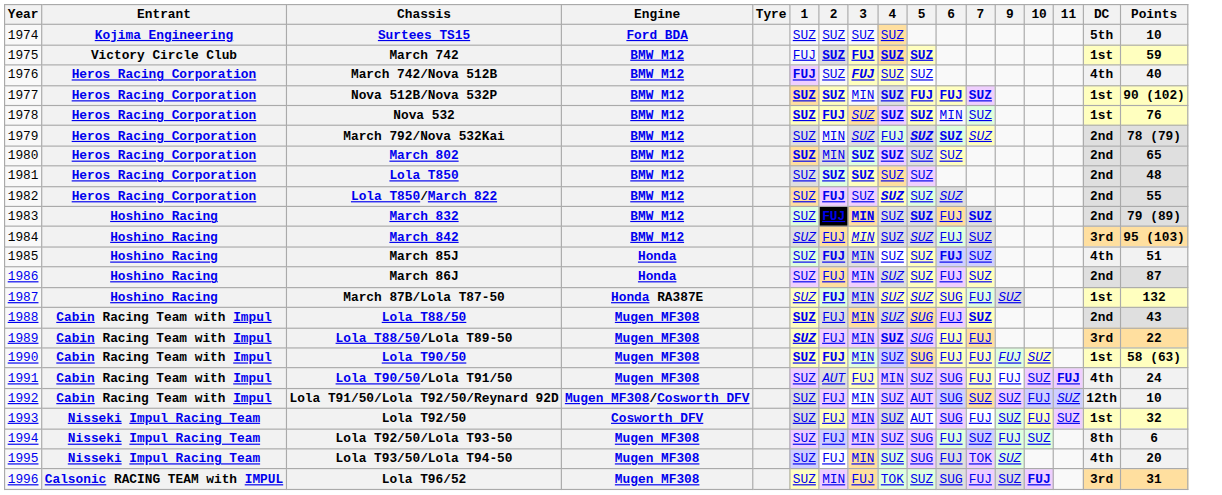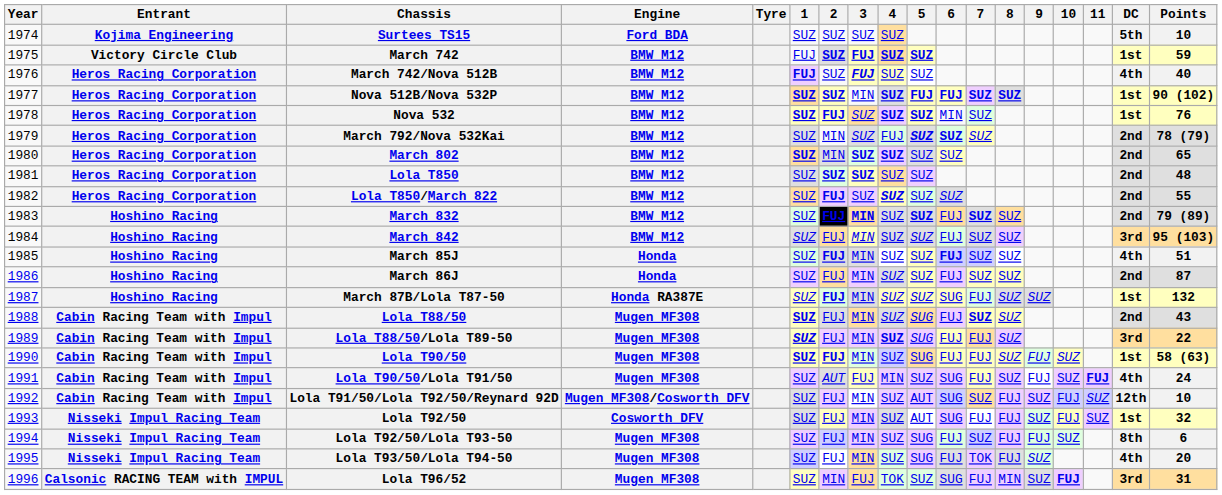+ column: (1010, 15)
